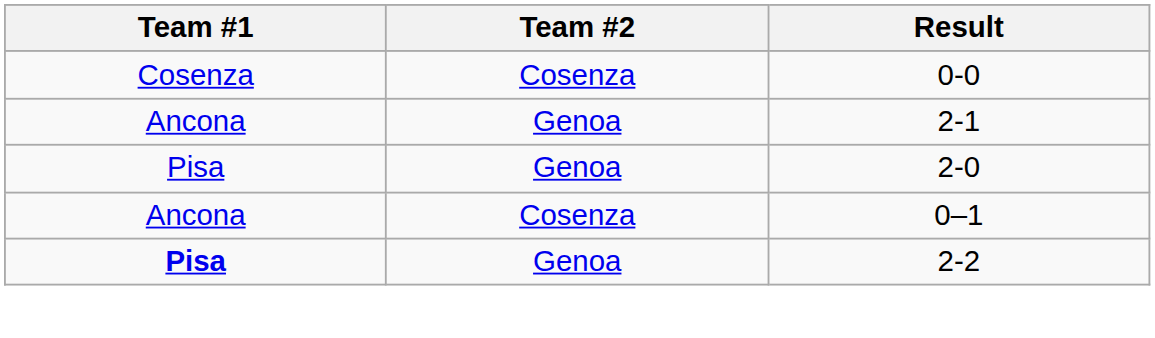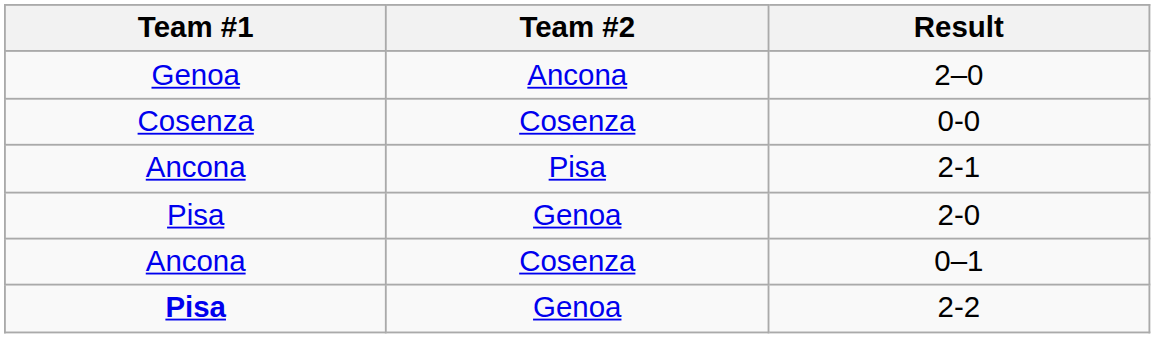+ row: (959, 74)
(577, 121) Genoa -> (577, 167) Pisa
